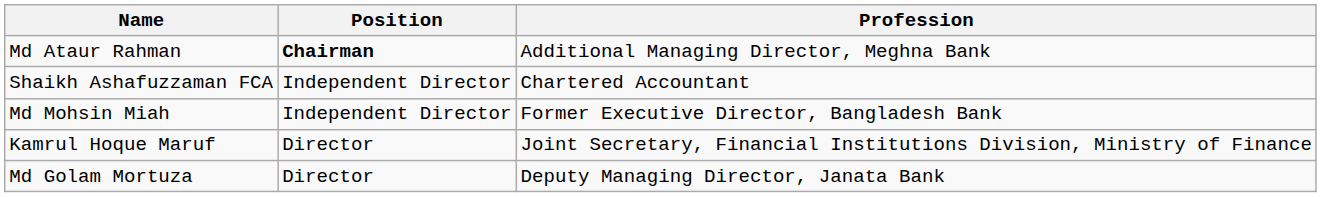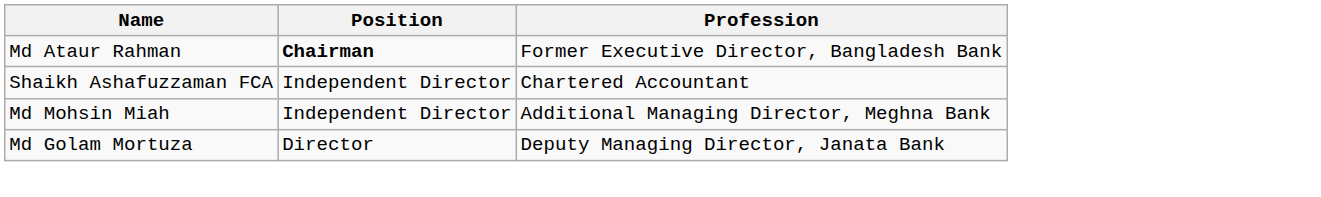(756, 51) Additional Managing Director, Meghna Bank -> (761, 51) Former Executive Director, Bangladesh Bank
(761, 114) Former Executive Director, Bangladesh Bank -> (756, 114) Additional Managing Director, Meghna Bank
- row: (113, 145)
